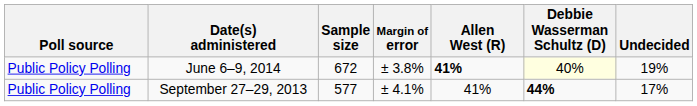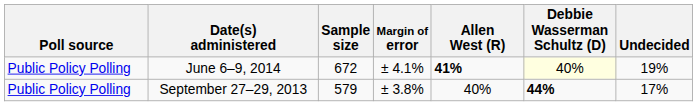(402, 68) ± 3.8% -> (402, 68) ± 4.1%
(346, 90) 577 -> (346, 90) 579
(402, 90) ± 4.1% -> (402, 90) ± 3.8%
(478, 90) 41% -> (478, 90) 40%
